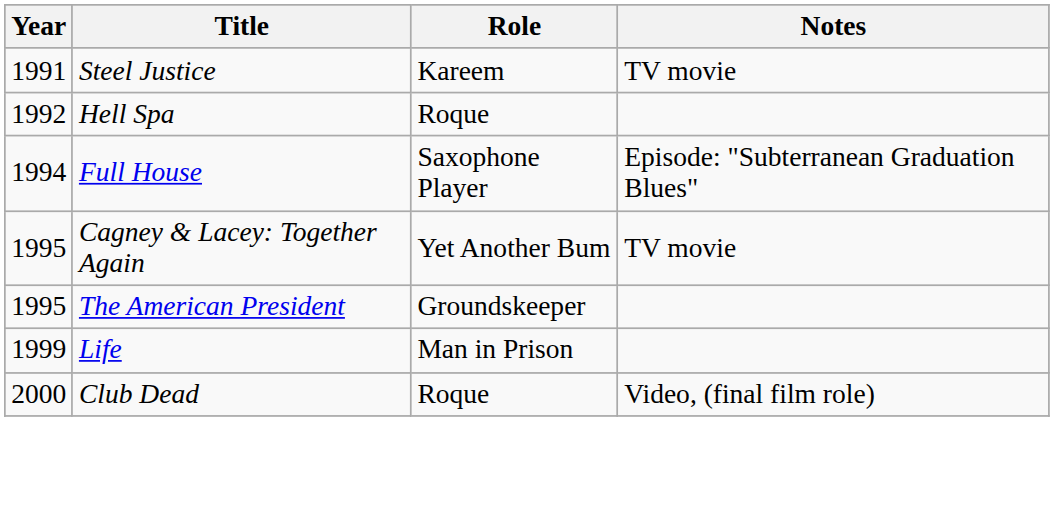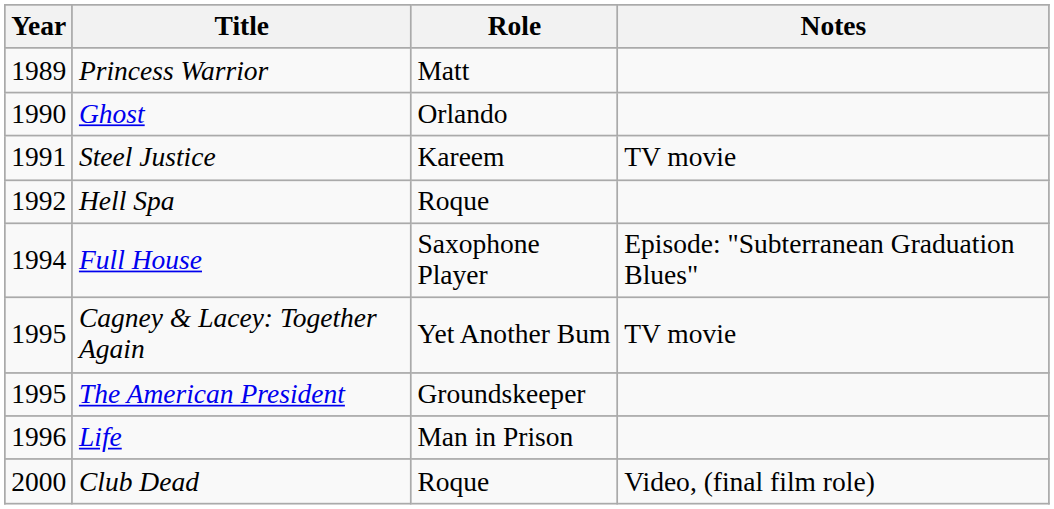+ row: (174, 69)
+ row: (112, 113)
(39, 350) 1999 -> (39, 437) 1996
